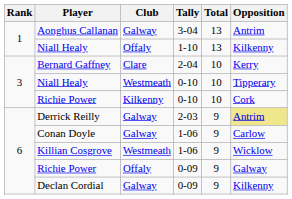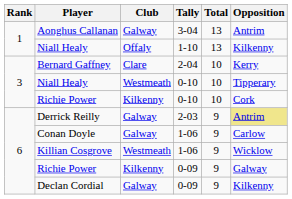(137, 168) Offaly -> (143, 168) Kilkenny
